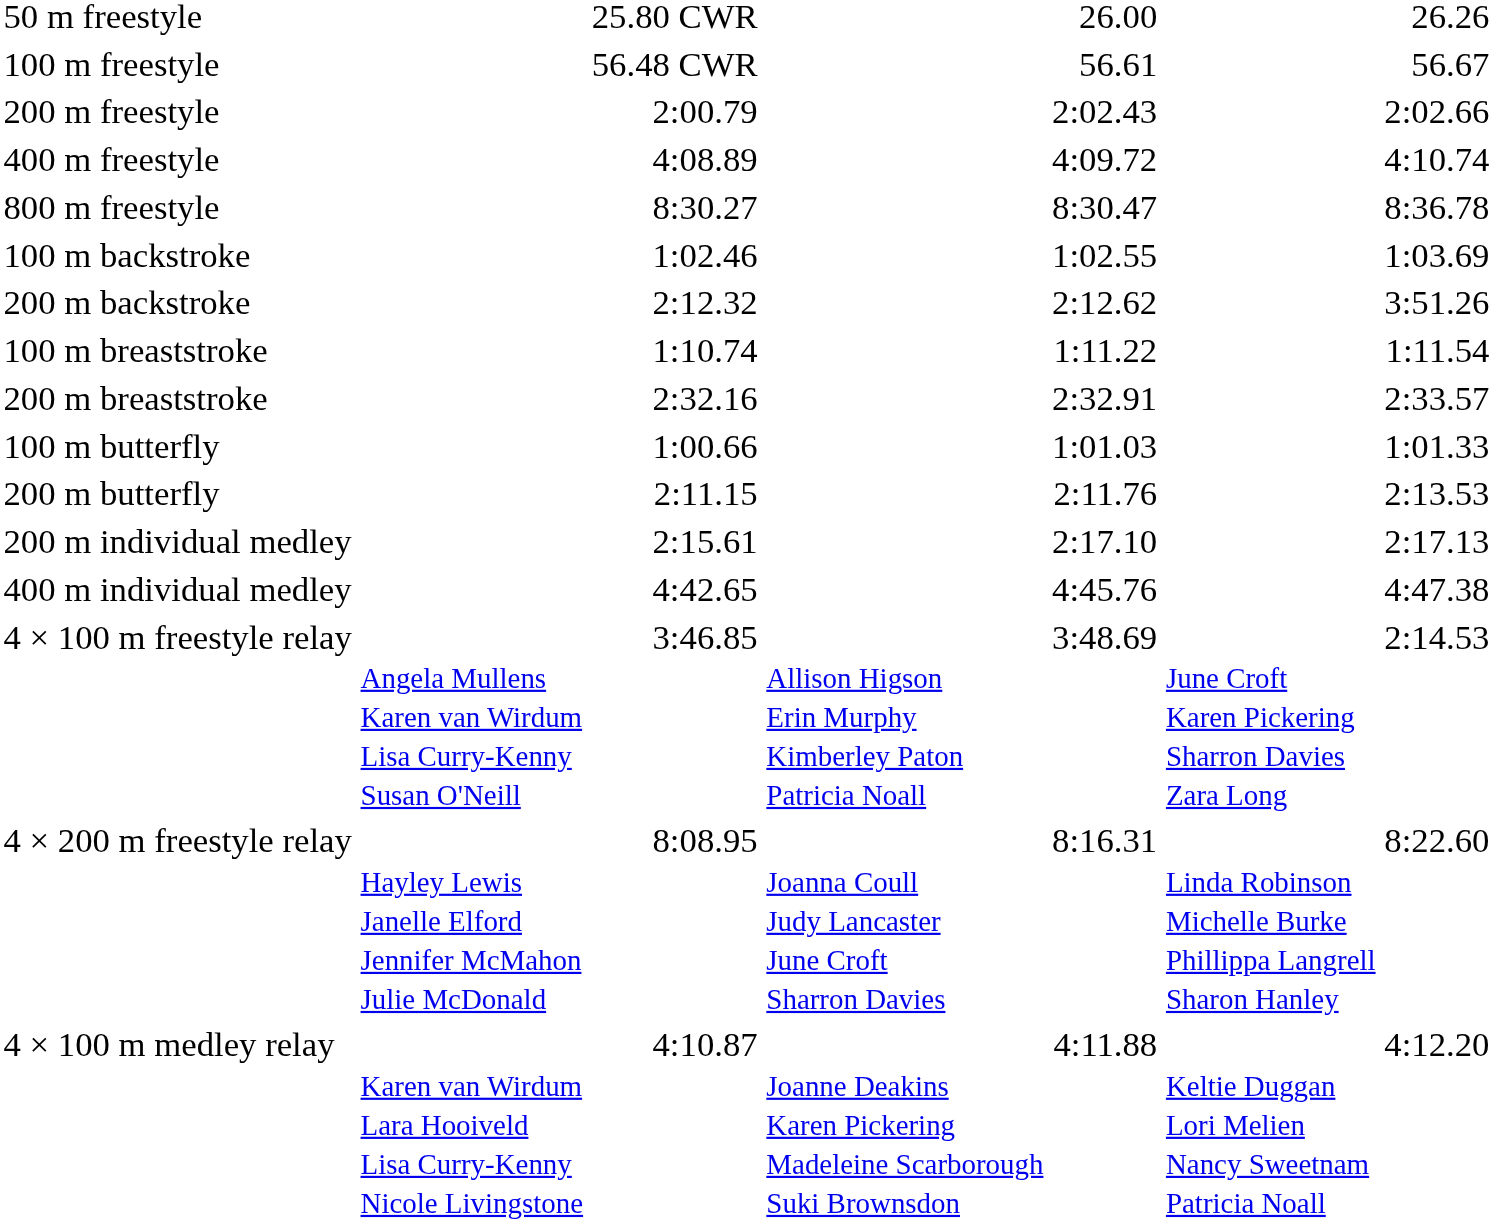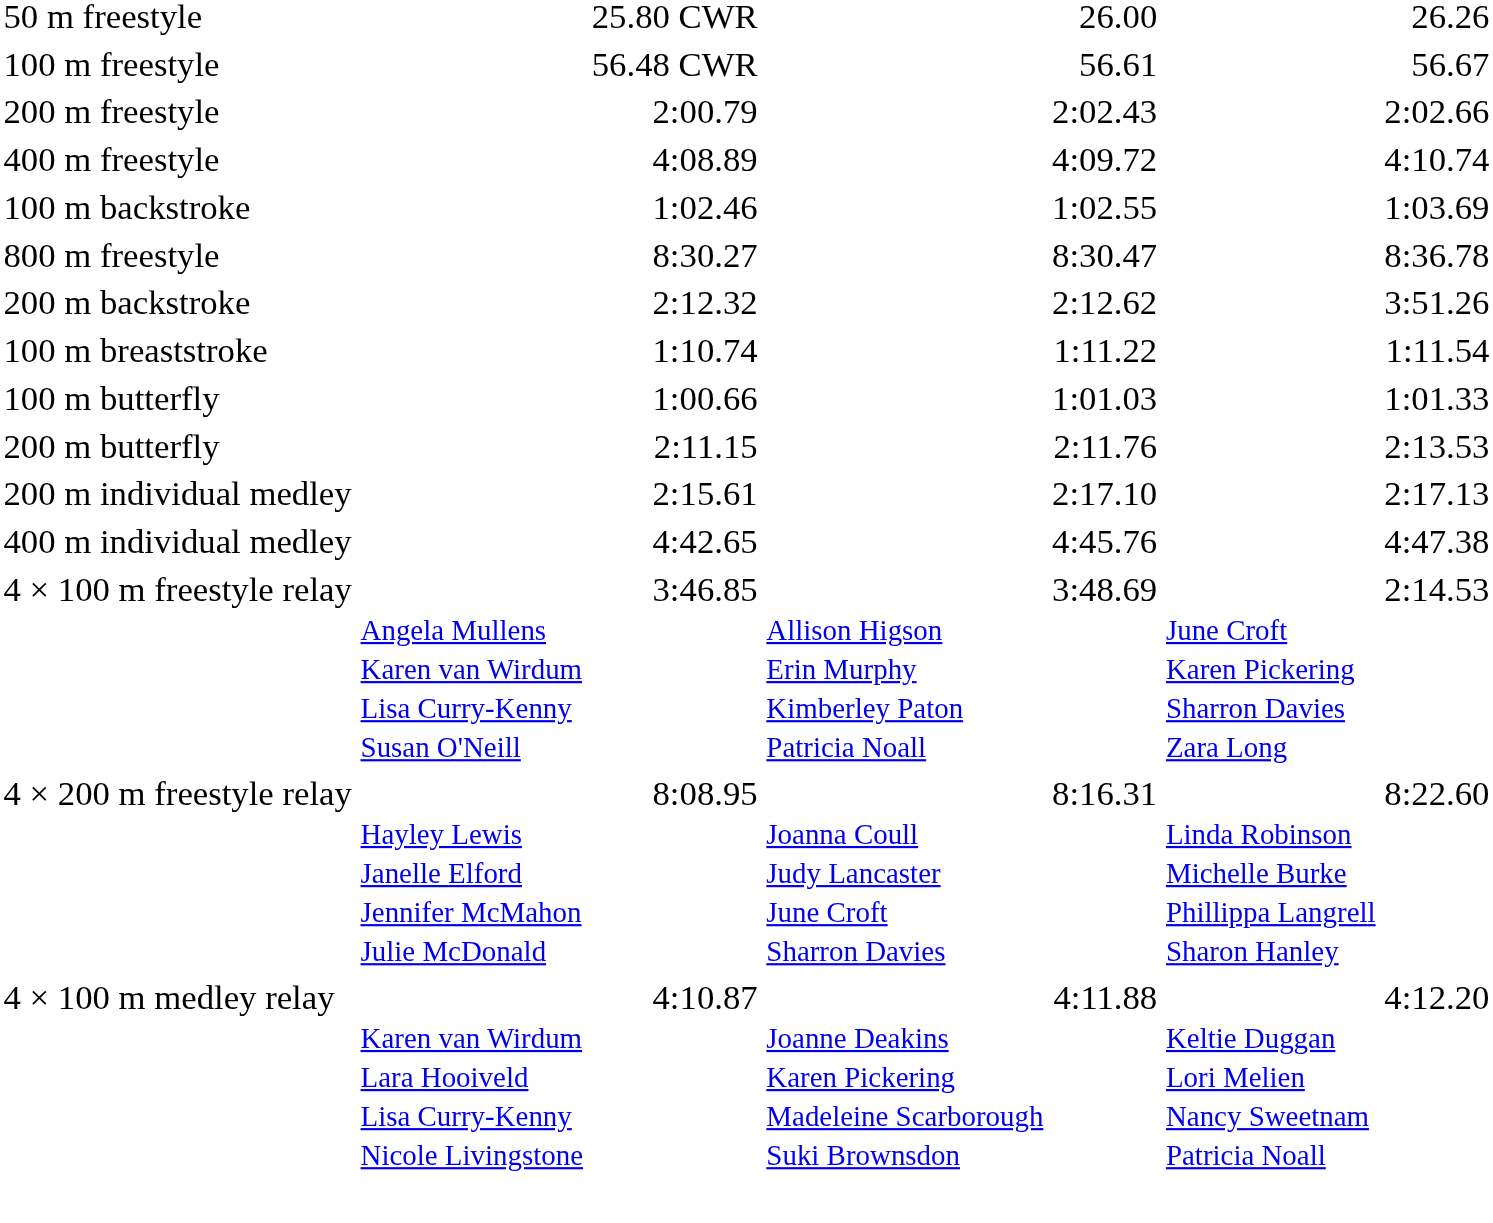rows swapped: (112, 207) <-> (127, 255)
- row: (136, 398)
